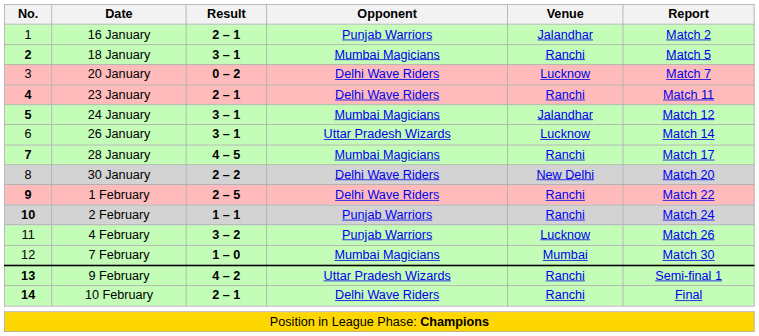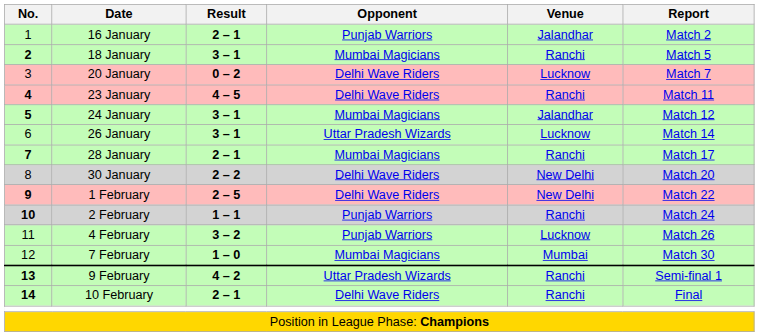(226, 94) 2 – 1 -> (226, 94) 4 – 5
(226, 154) 4 – 5 -> (226, 154) 2 – 1
(565, 194) Ranchi -> (565, 194) New Delhi
